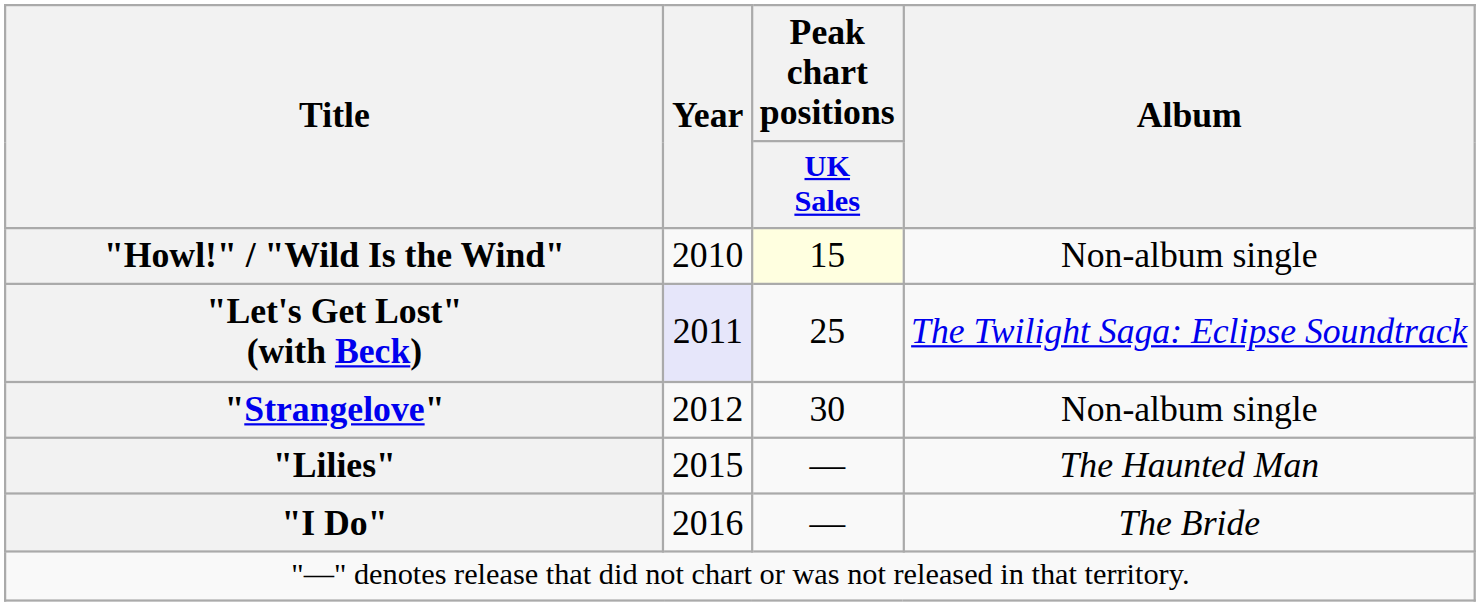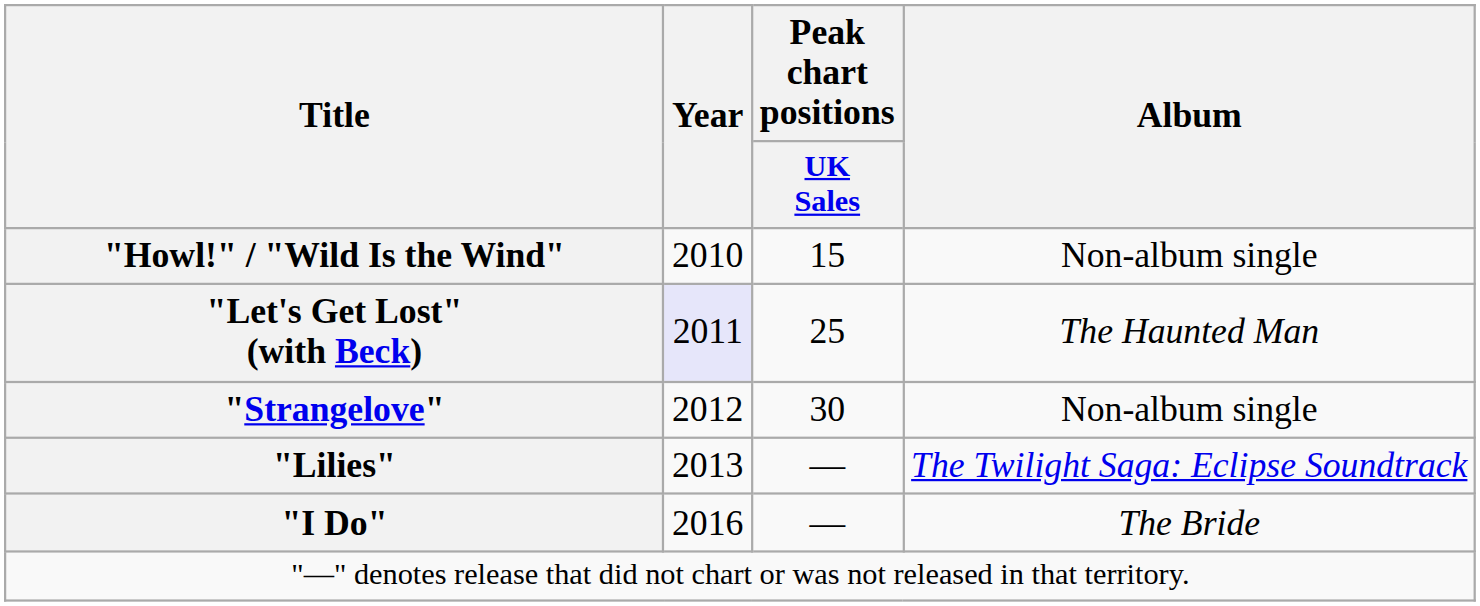(827, 255) lightyellow background -> (827, 255) no background
(1189, 332) The Twilight Saga: Eclipse Soundtrack -> (1189, 332) The Haunted Man
(708, 465) 2015 -> (708, 465) 2013
(1189, 465) The Haunted Man -> (1189, 465) The Twilight Saga: Eclipse Soundtrack
